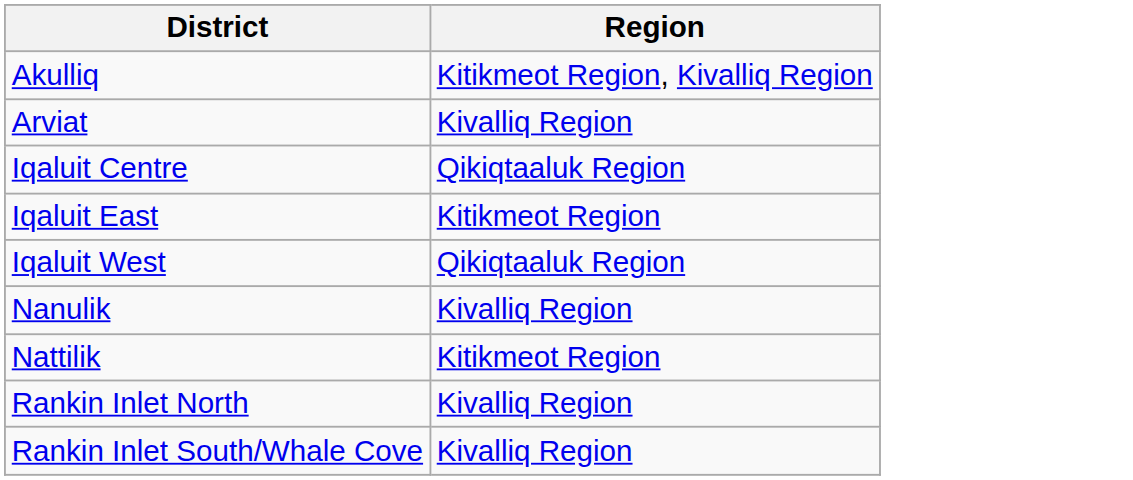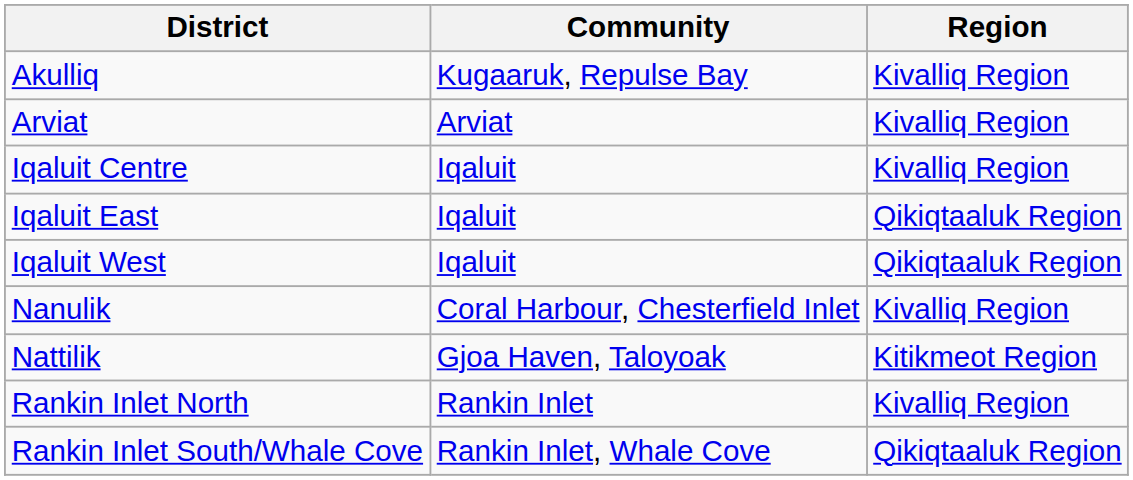+ column: (648, 27)
(655, 74) Kitikmeot Region, Kivalliq Region -> (971, 74) Kivalliq Region
(561, 168) Qikiqtaaluk Region -> (971, 168) Kivalliq Region
(549, 215) Kitikmeot Region -> (997, 215) Qikiqtaaluk Region
(535, 450) Kivalliq Region -> (997, 450) Qikiqtaaluk Region
